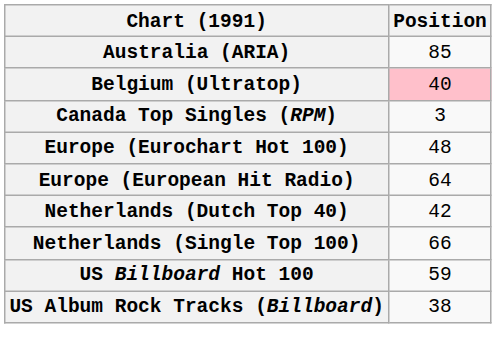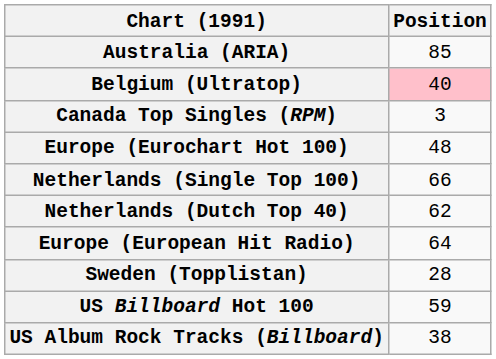rows swapped: (197, 180) <-> (197, 243)
(440, 211) 42 -> (440, 211) 62
+ row: (197, 275)
